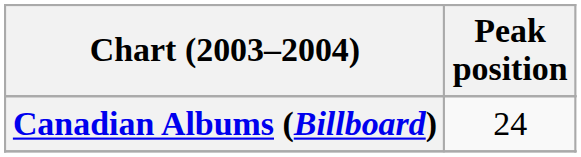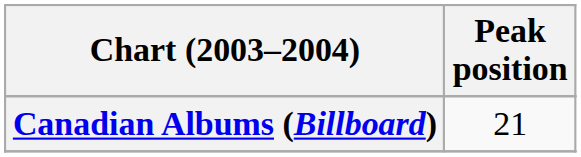(510, 123) 24 -> (510, 123) 21
